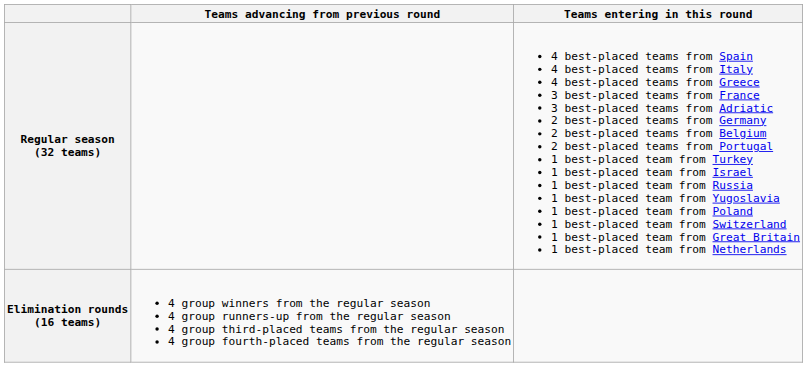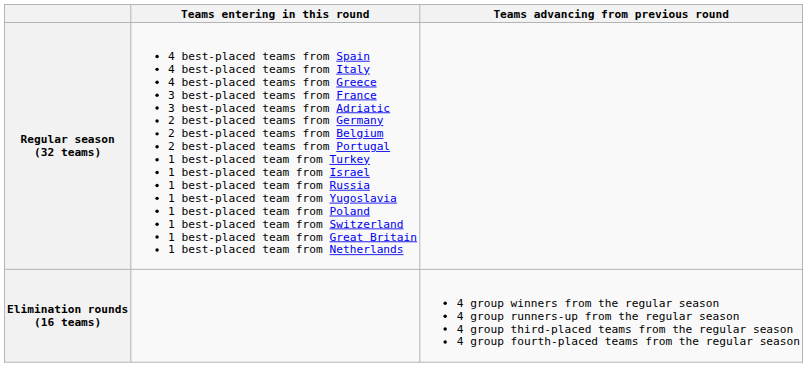columns swapped: (658, 14) <-> (322, 14)
